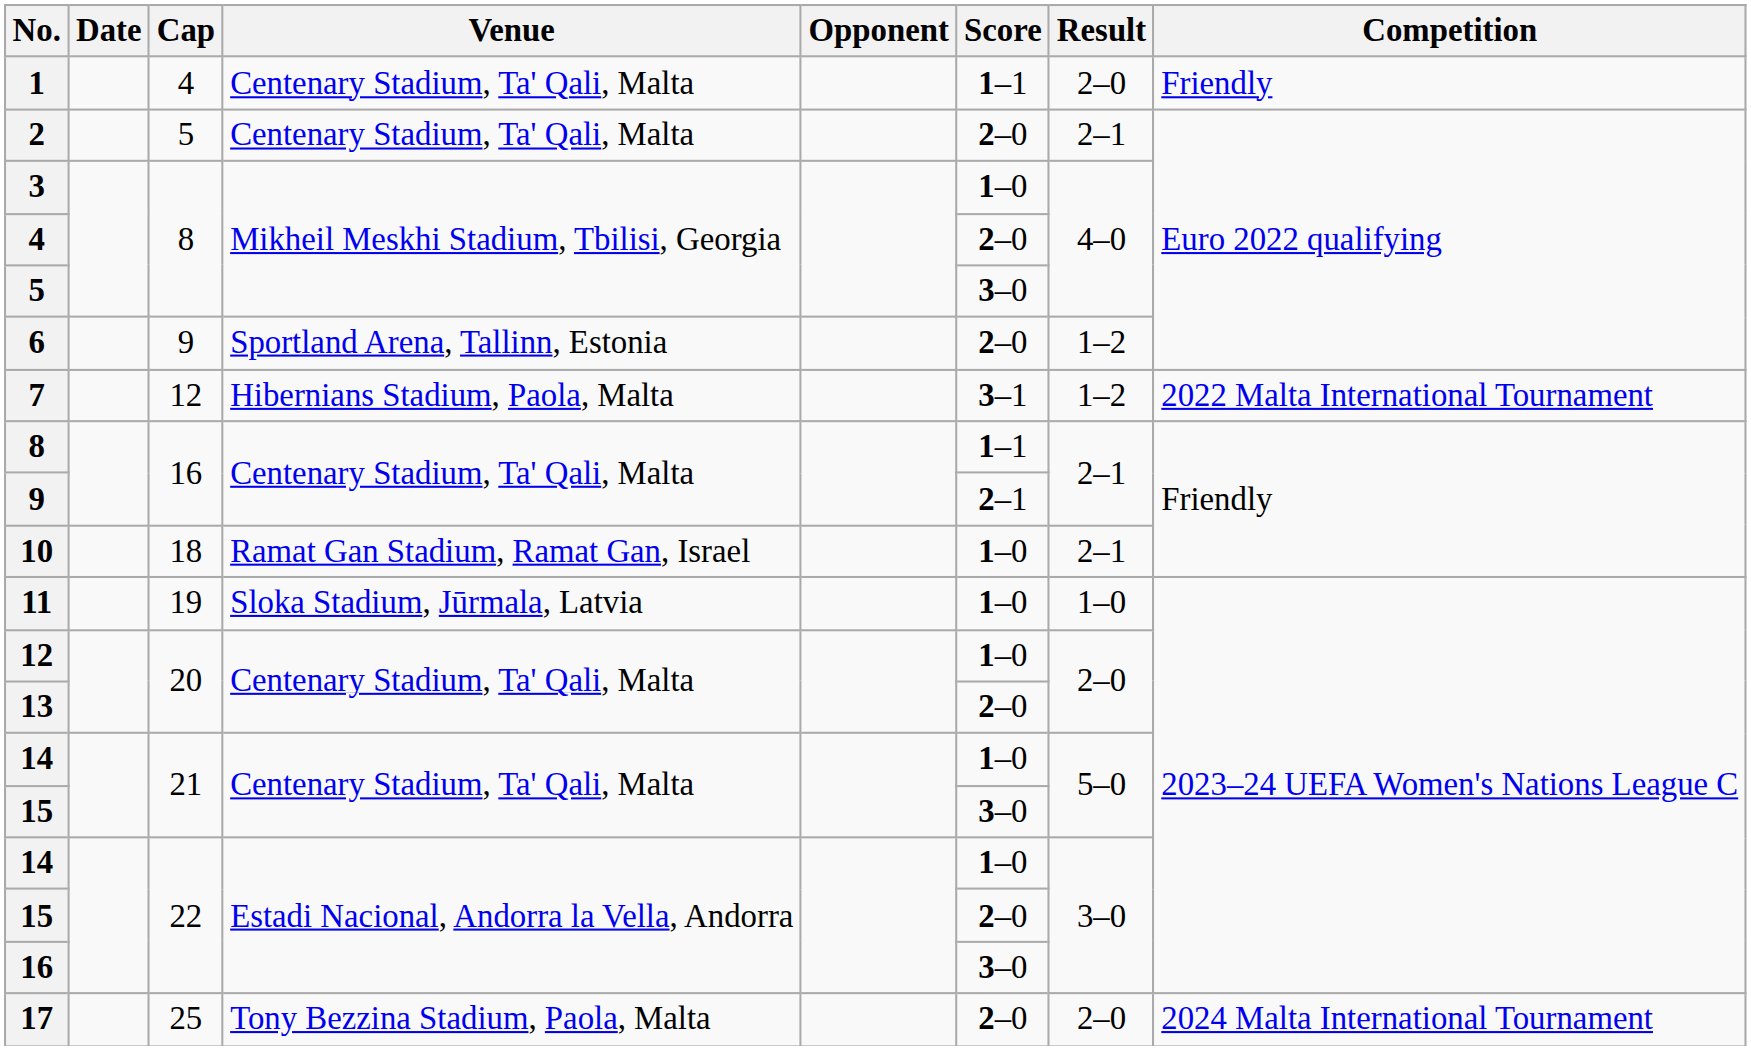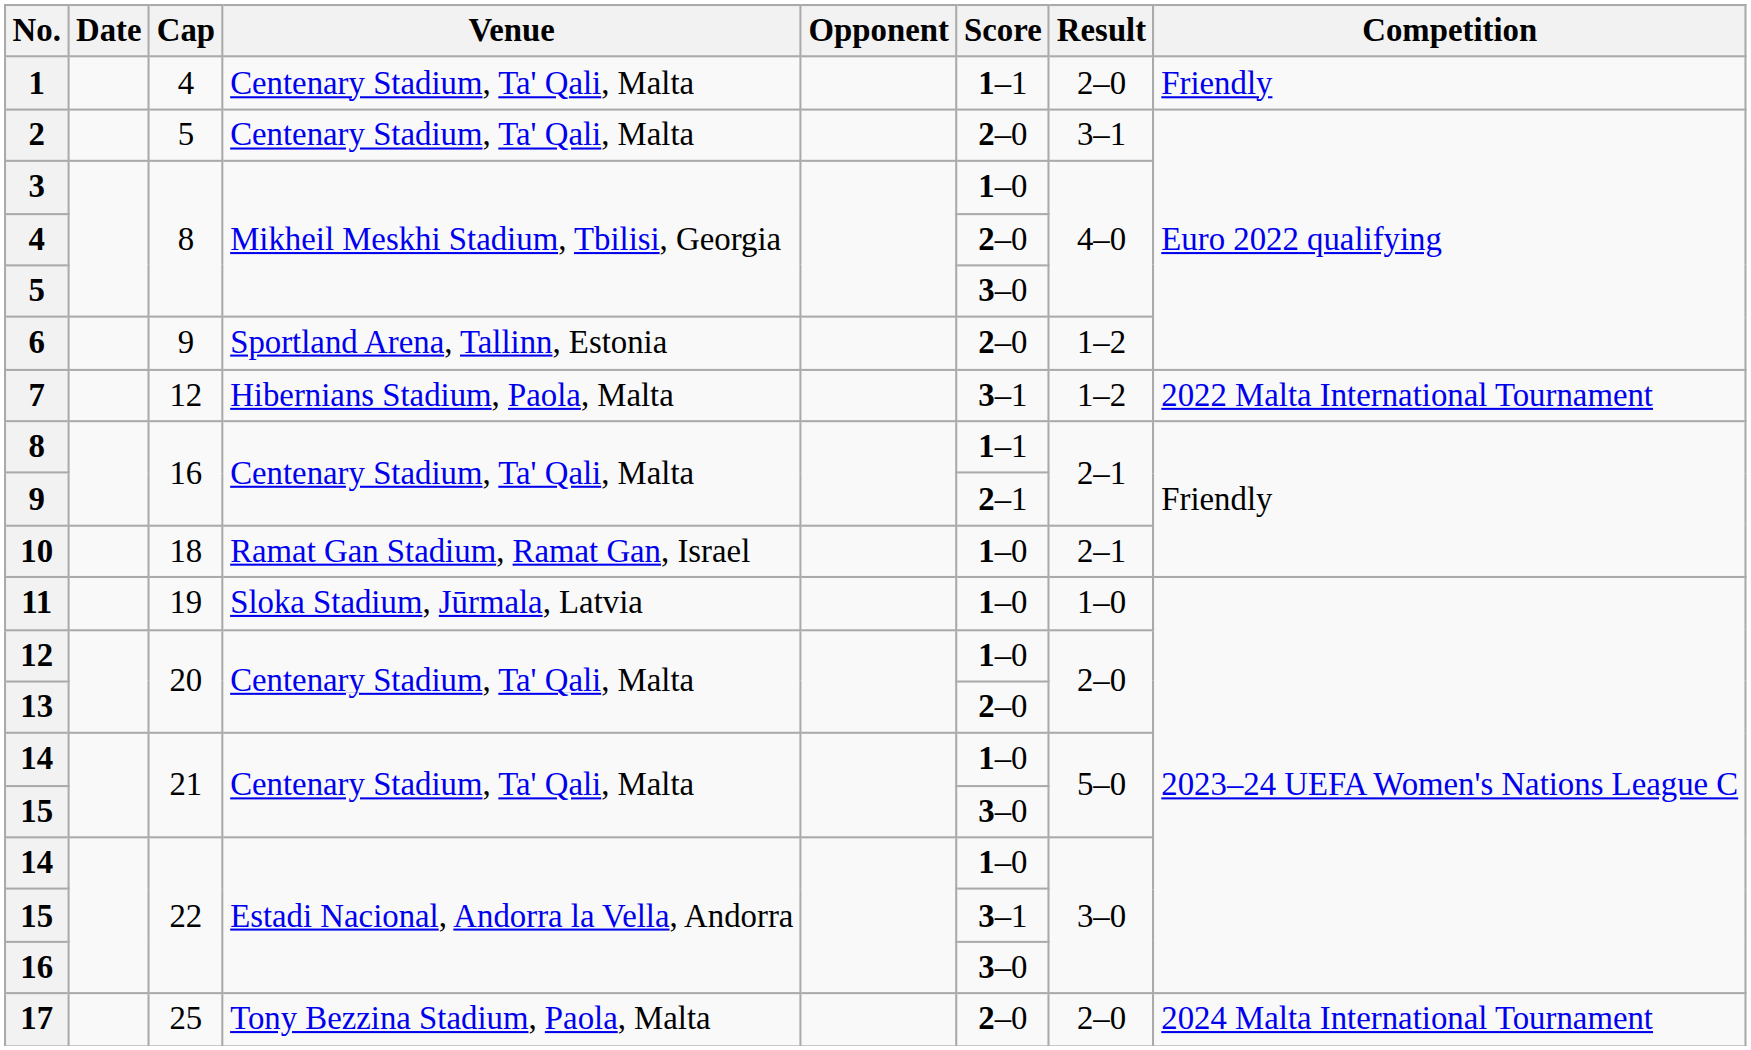(1102, 134) 2–1 -> (1102, 134) 3–1
(1003, 914) 2–0 -> (1003, 914) 3–1
